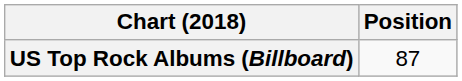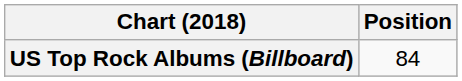(408, 57) 87 -> (408, 57) 84
